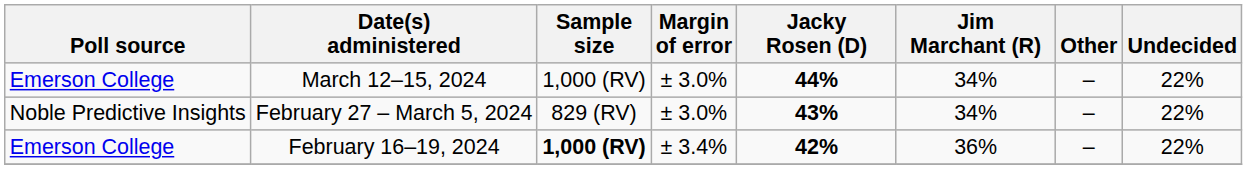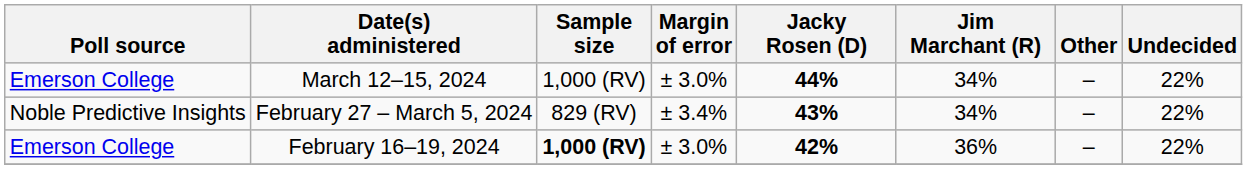(694, 114) ± 3.0% -> (694, 114) ± 3.4%
(694, 148) ± 3.4% -> (694, 148) ± 3.0%
